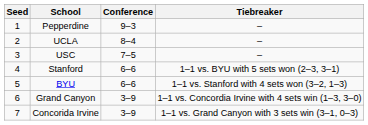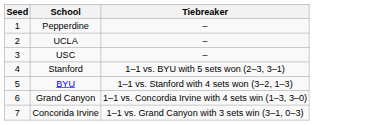- column: (128, 12)
